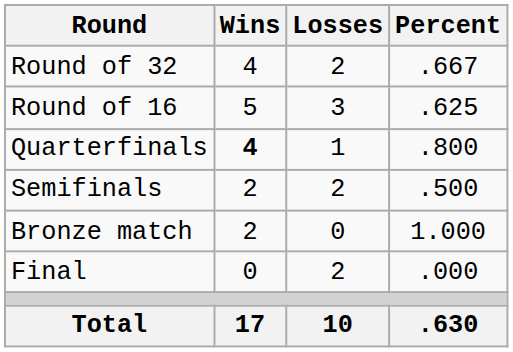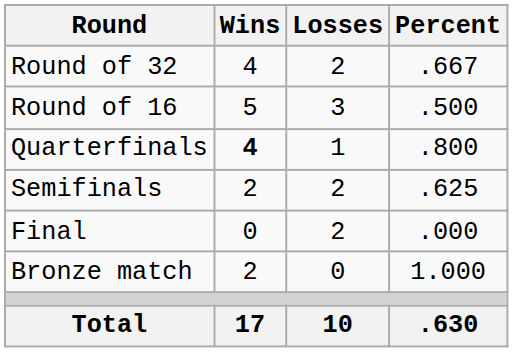(448, 108) .625 -> (448, 108) .500
(448, 190) .500 -> (448, 190) .625
rows swapped: (49, 272) <-> (102, 231)
